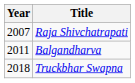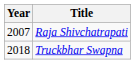- row: (68, 50)
